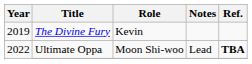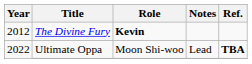(18, 31) 2019 -> (18, 31) 2012
(129, 31) normal -> (130, 31) bold
